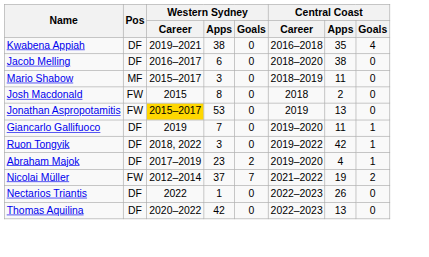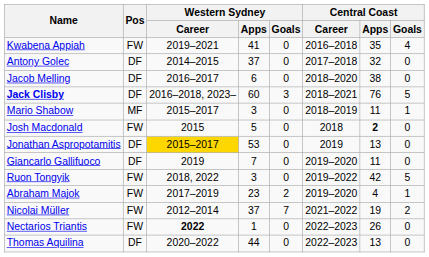(135, 45) DF -> (135, 45) FW
(219, 45) 38 -> (254, 45) 41
+ row: (38, 62)
+ row: (35, 95)
(373, 78) 0 -> (407, 111) 1
(219, 95) 8 -> (254, 128) 5
(340, 95) normal -> (375, 128) bold
(135, 111) FW -> (135, 144) DF
(373, 128) 1 -> (407, 161) 0
(135, 144) DF -> (135, 177) FW
(373, 144) 1 -> (407, 177) 5
(135, 161) DF -> (135, 194) FW
(135, 194) DF -> (135, 227) FW
(175, 194) normal -> (193, 227) bold
(219, 210) 42 -> (254, 243) 44
